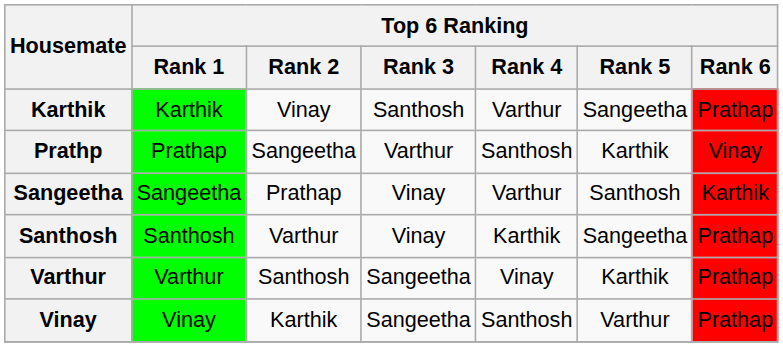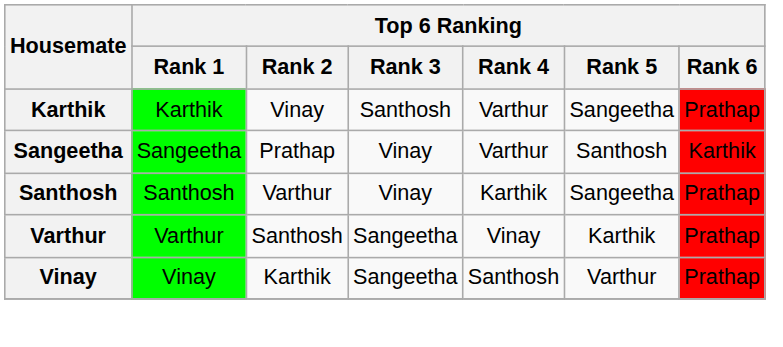- row: (68, 151)
